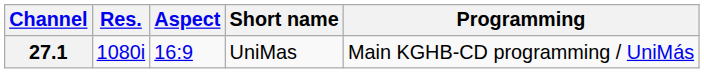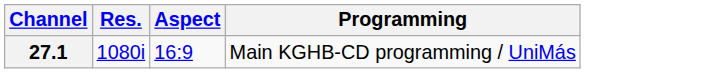- column: (284, 20)
